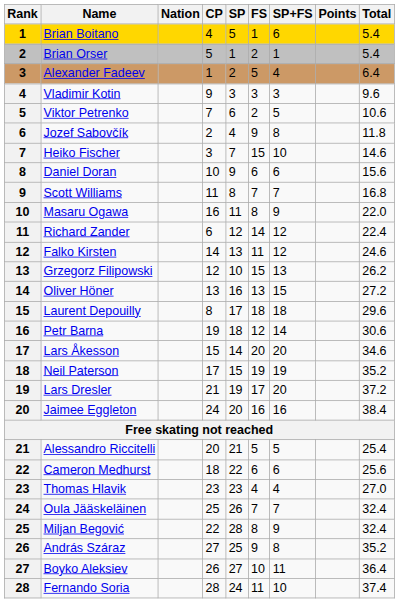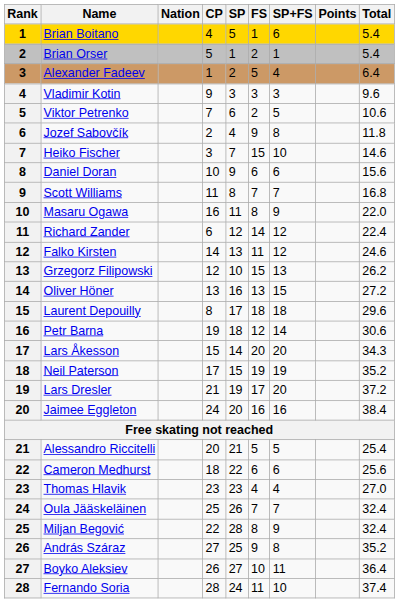(374, 350) 34.6 -> (374, 350) 34.3
